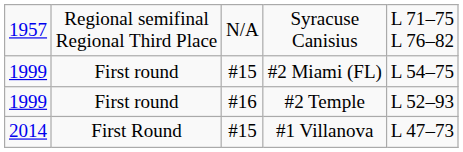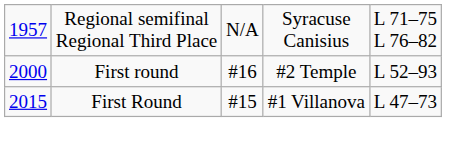- row: (325, 71)
(28, 101) 1999 -> (28, 71) 2000
(28, 131) 2014 -> (28, 101) 2015
